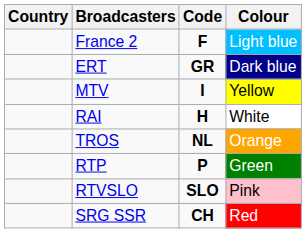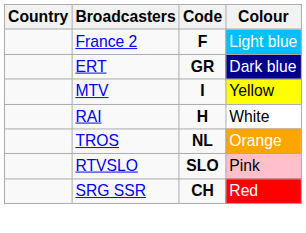- row: (91, 166)
